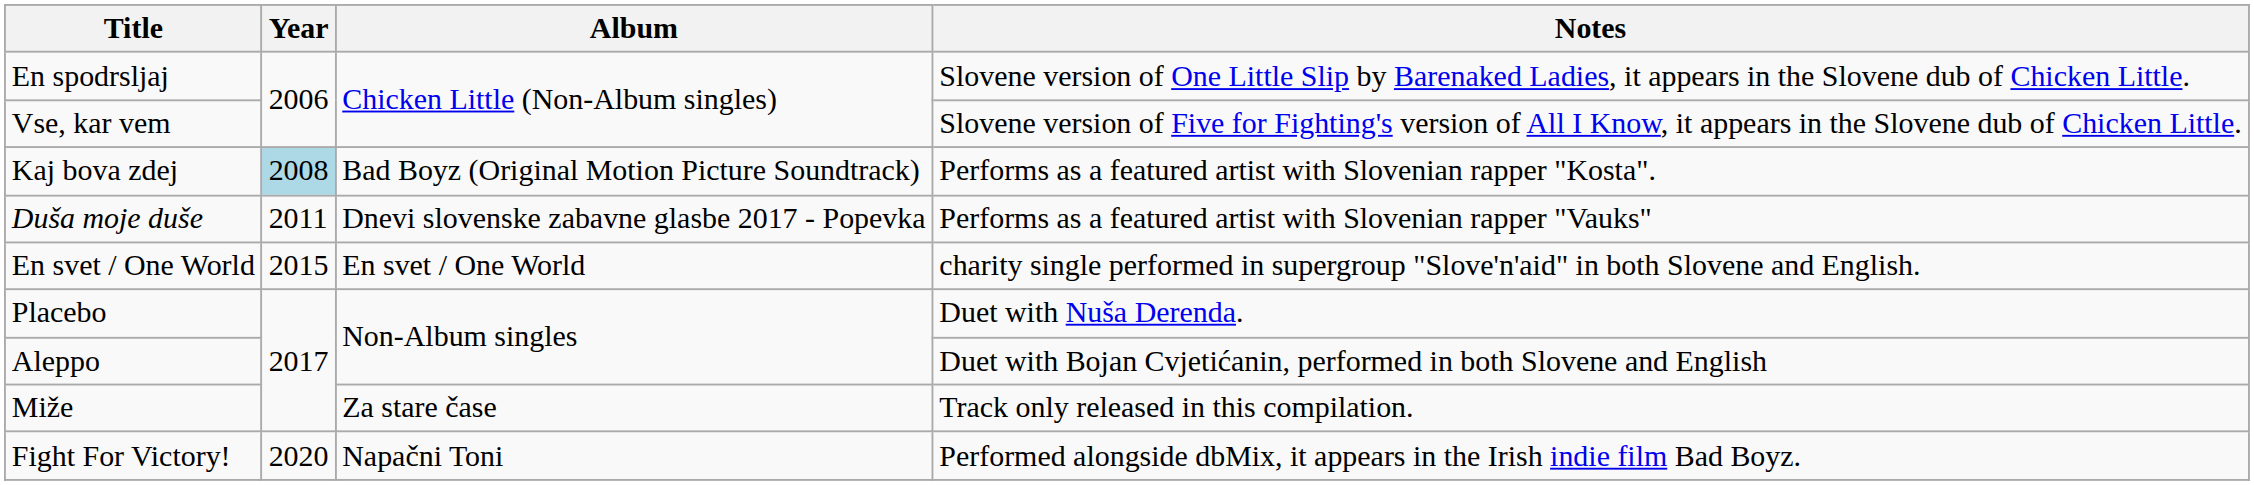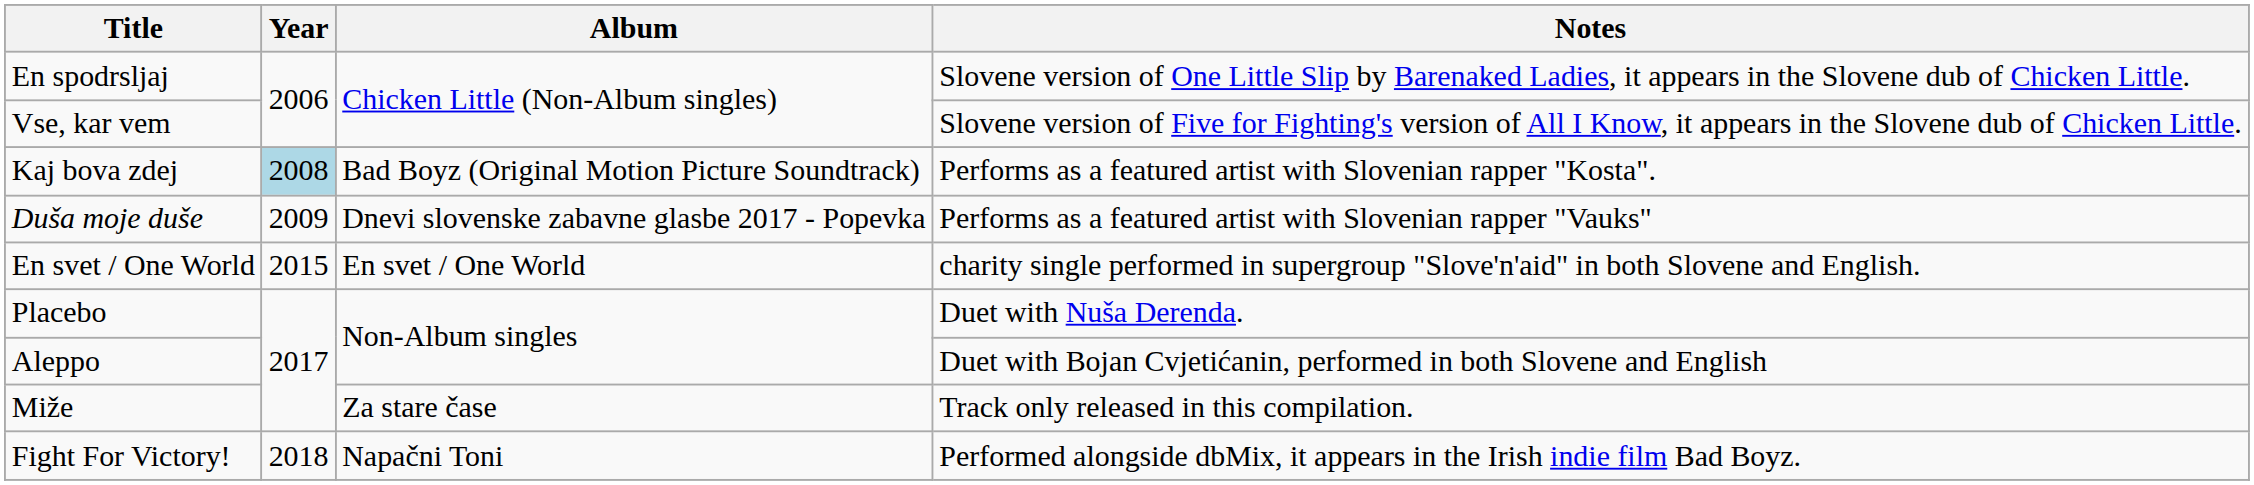(298, 218) 2011 -> (299, 218) 2009
(299, 455) 2020 -> (299, 455) 2018
